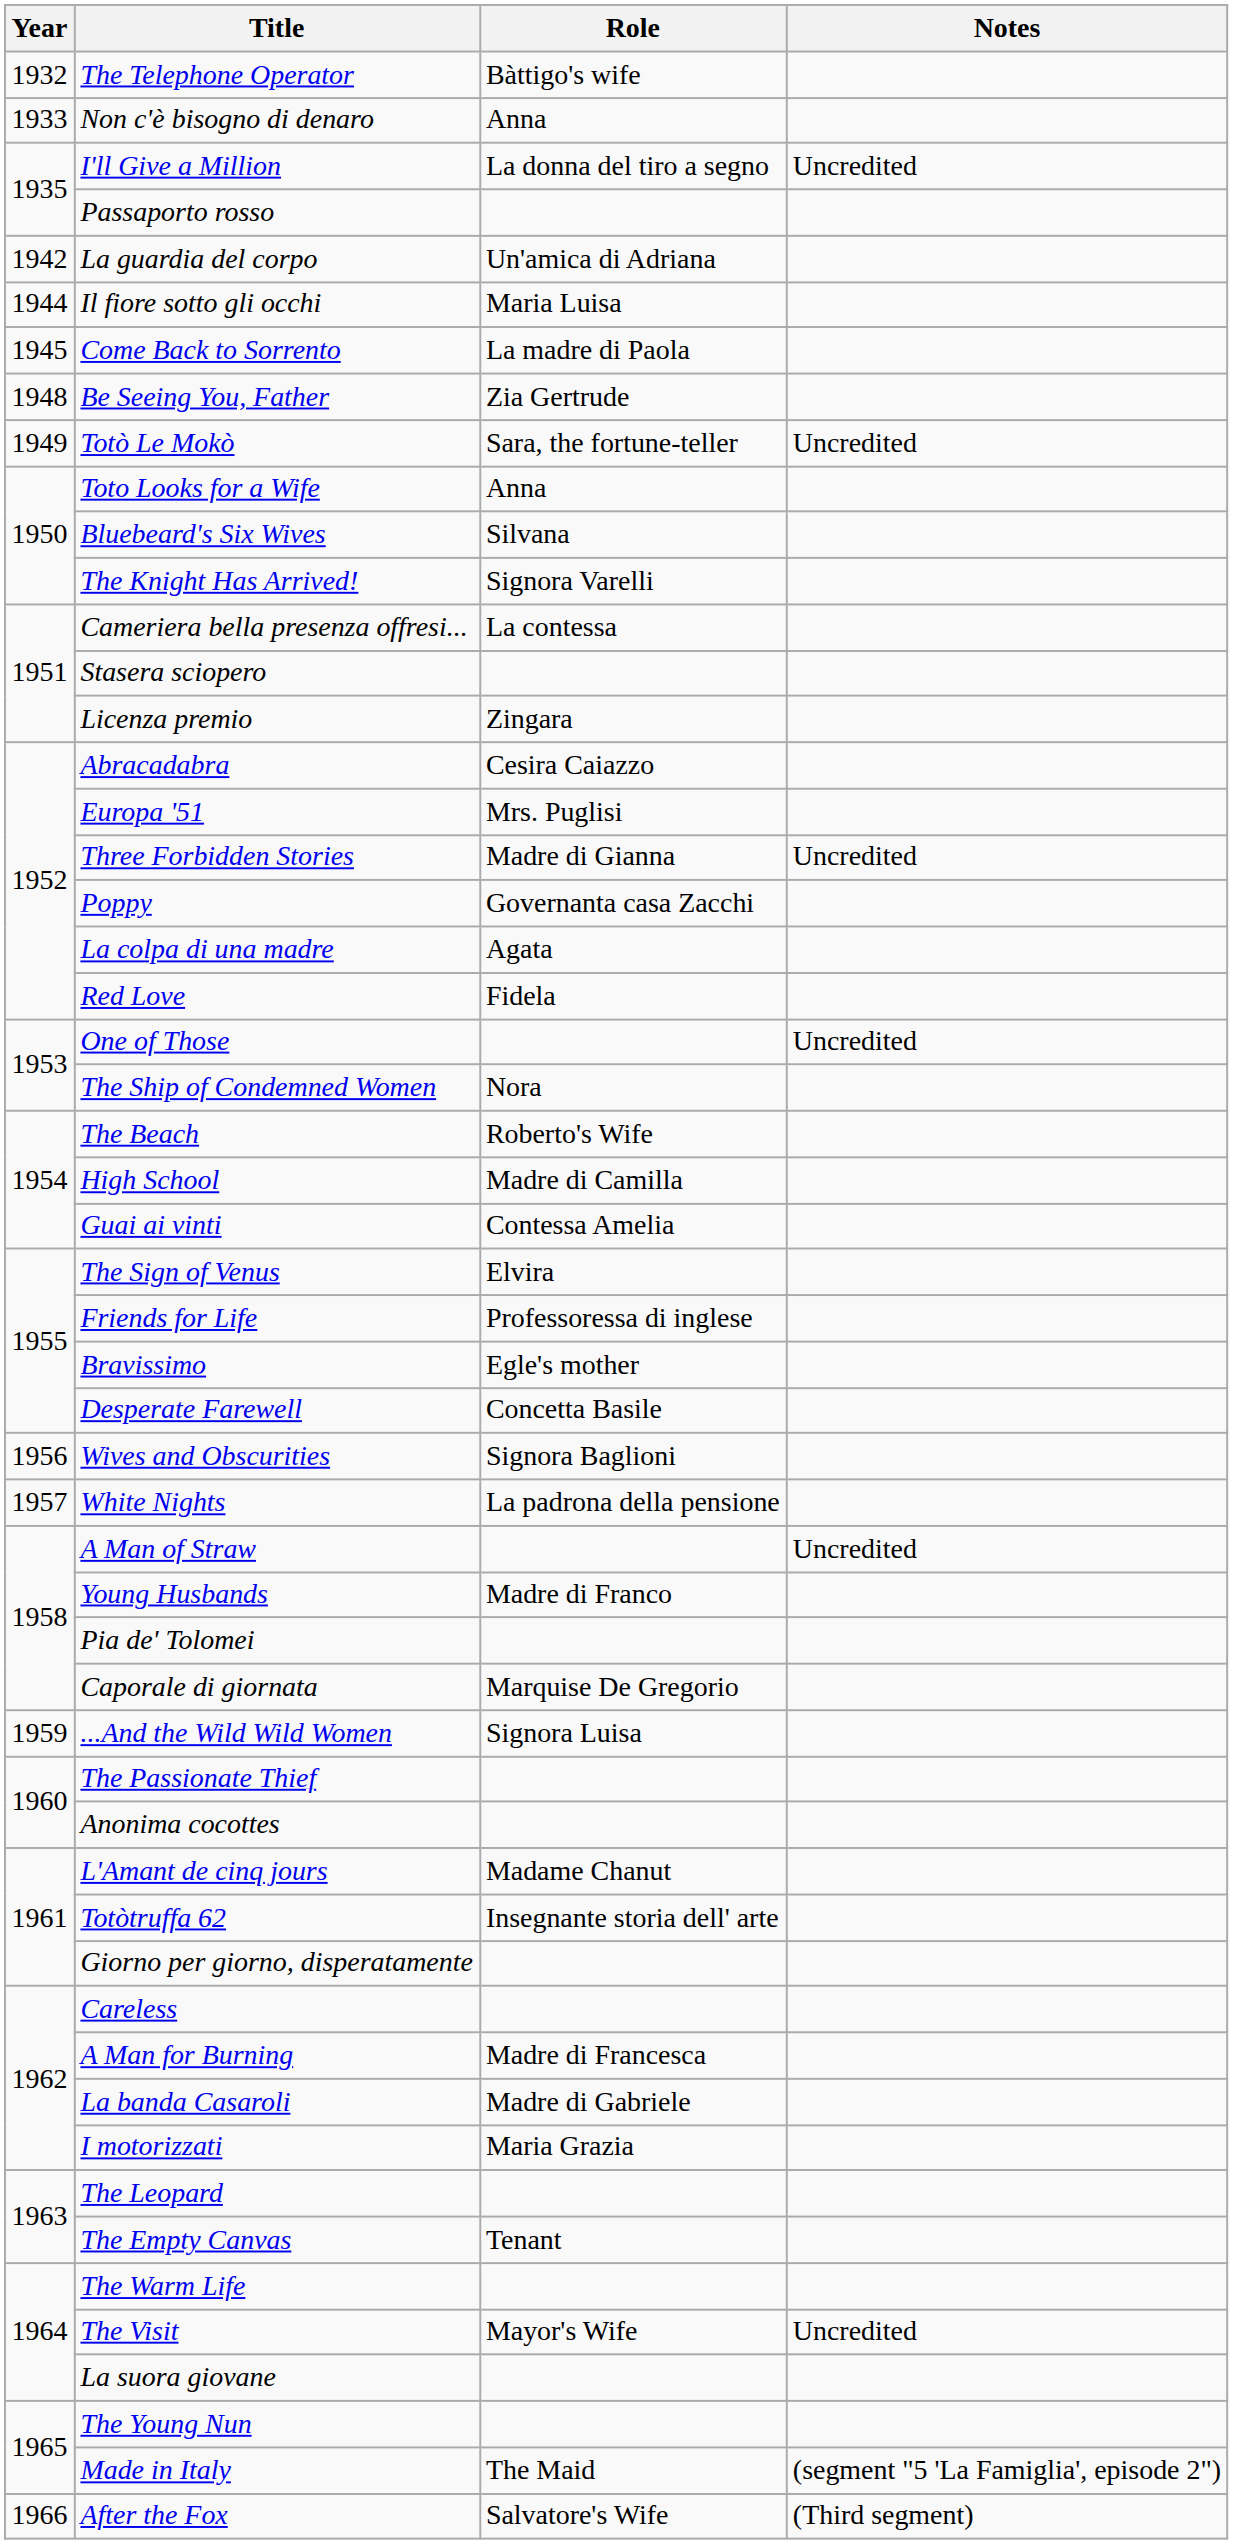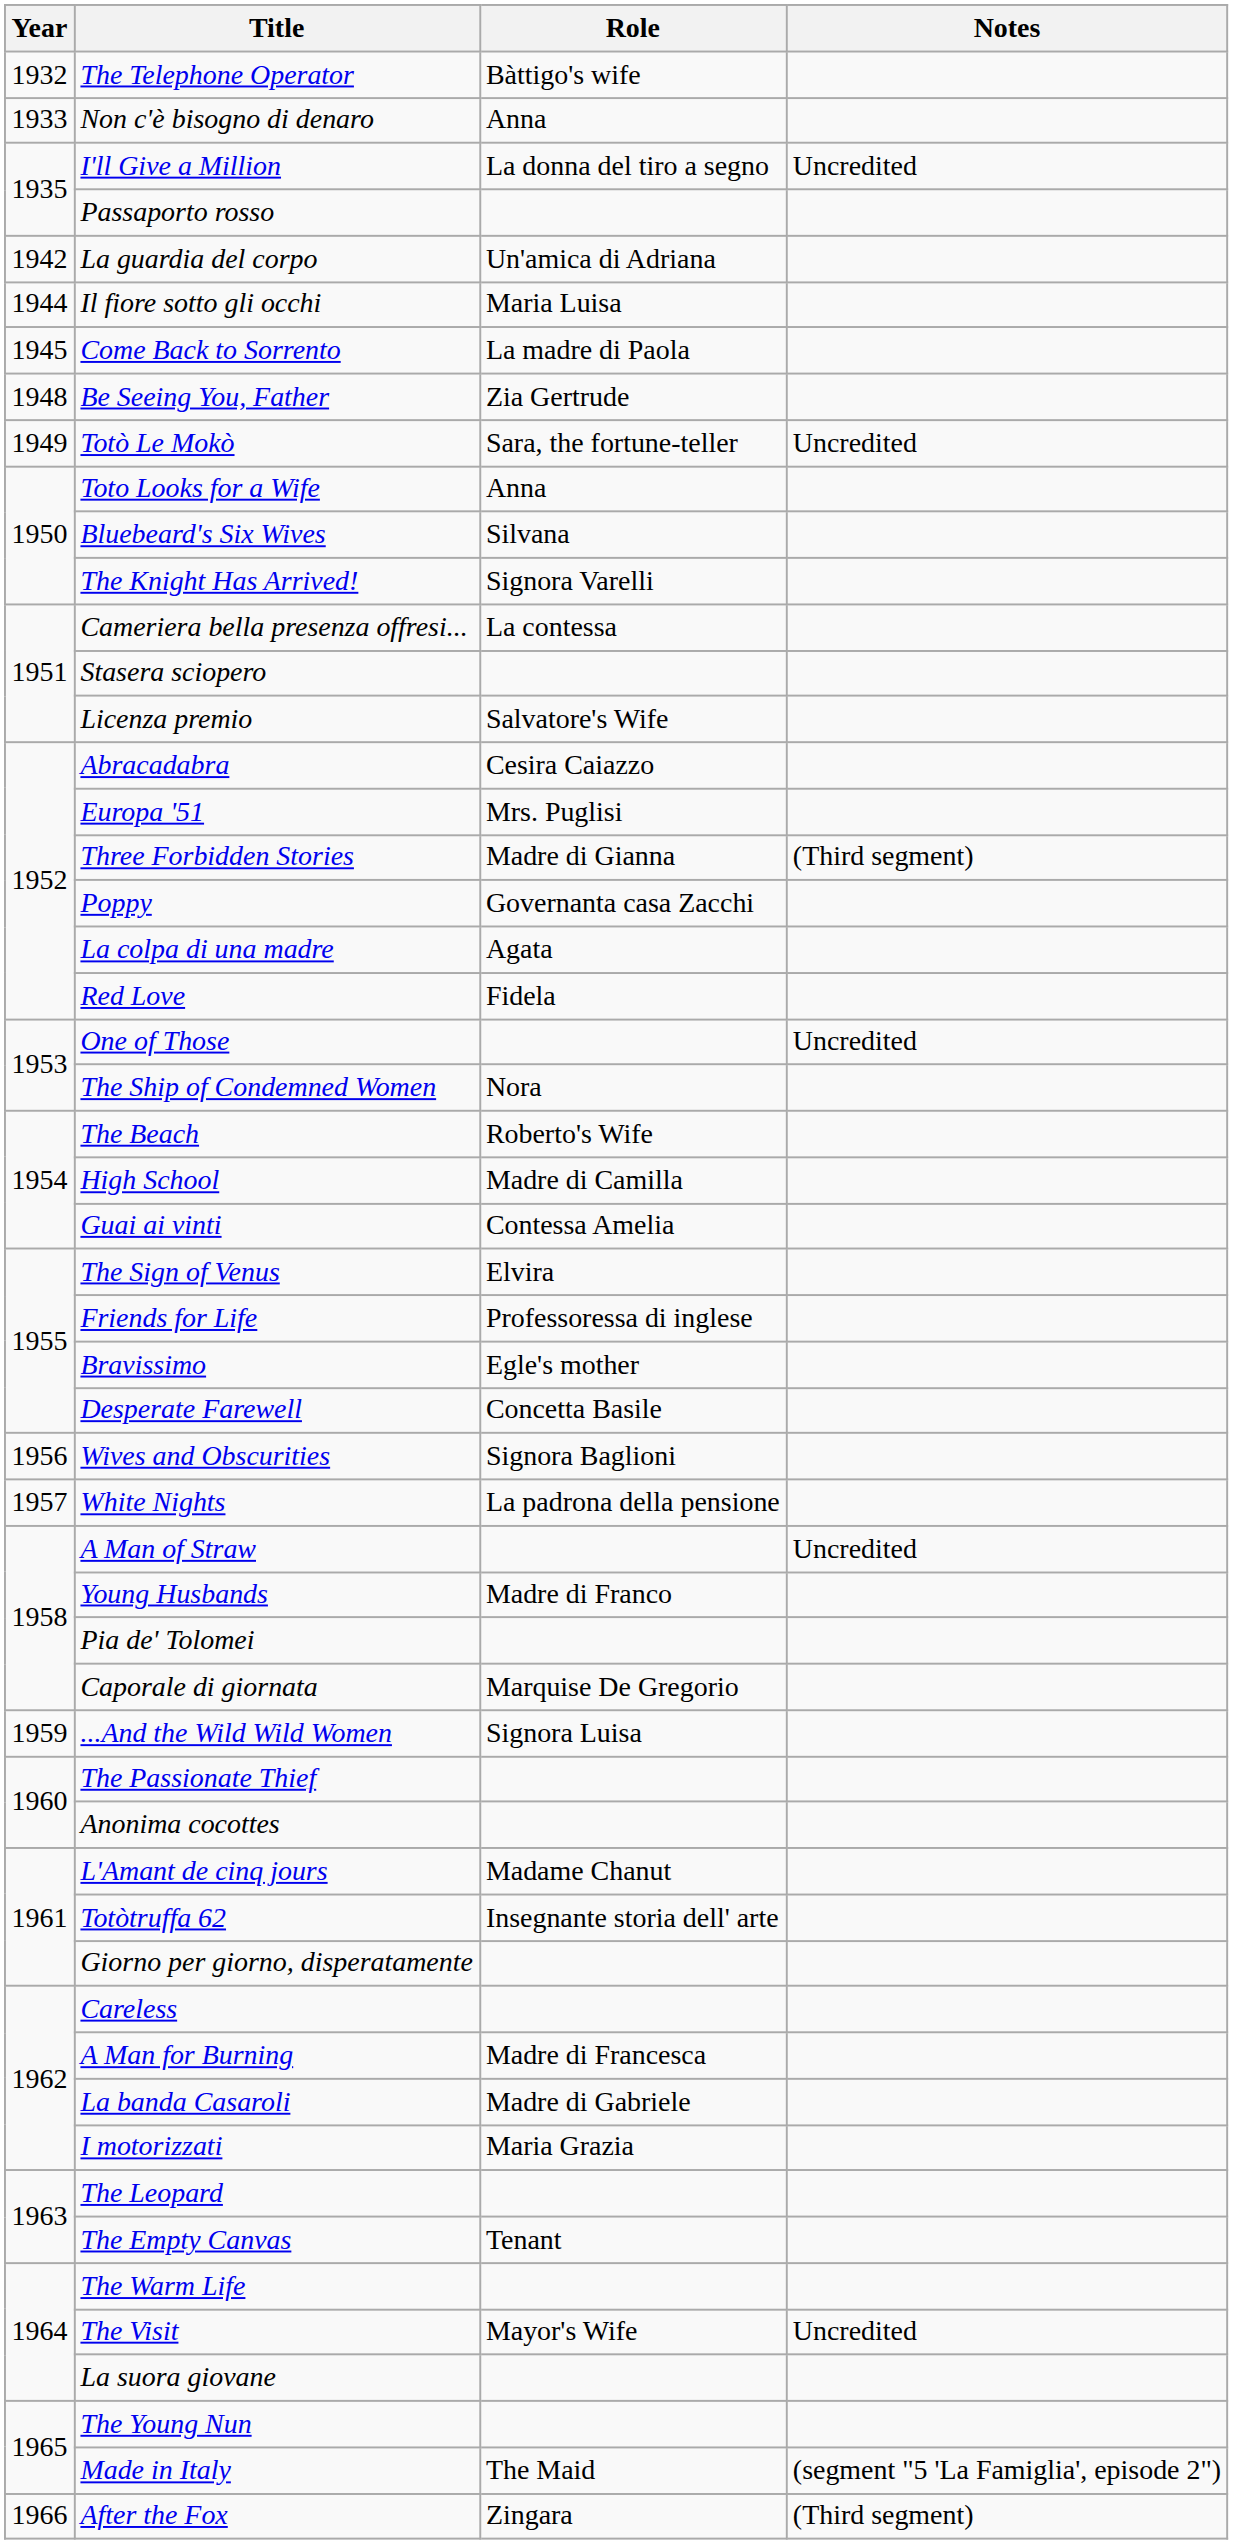(529, 719) Zingara -> (577, 719) Salvatore's Wife
(855, 857) Uncredited -> (883, 857) (Third segment)
(577, 2515) Salvatore's Wife -> (529, 2515) Zingara
